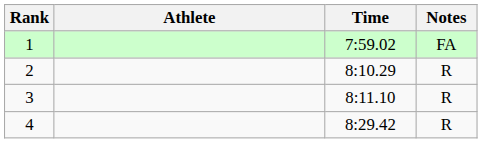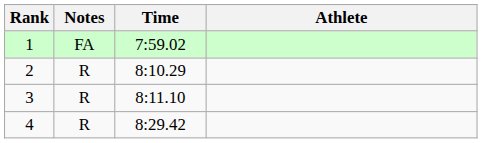columns swapped: (189, 17) <-> (446, 17)
